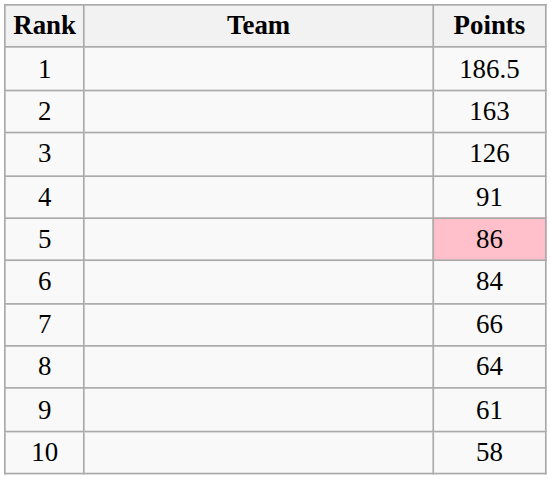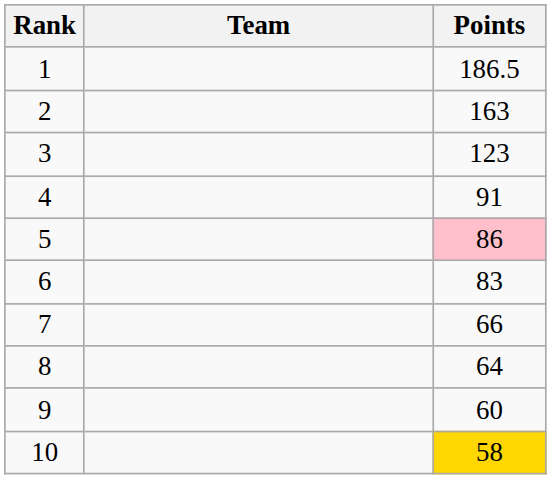(489, 153) 126 -> (489, 153) 123
(489, 281) 84 -> (489, 281) 83
(489, 409) 61 -> (489, 409) 60
(489, 452) no background -> (489, 452) gold background
